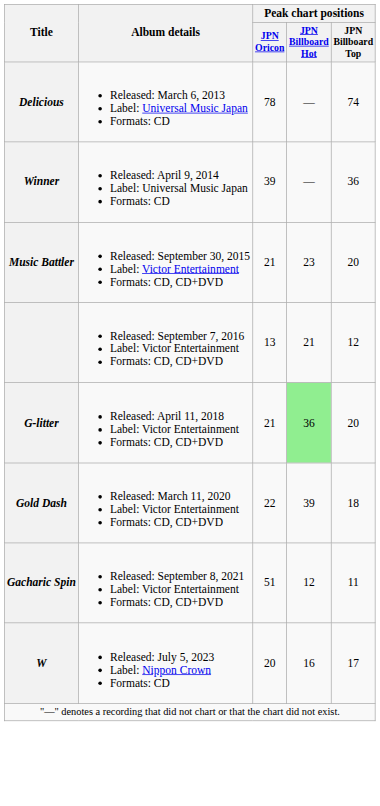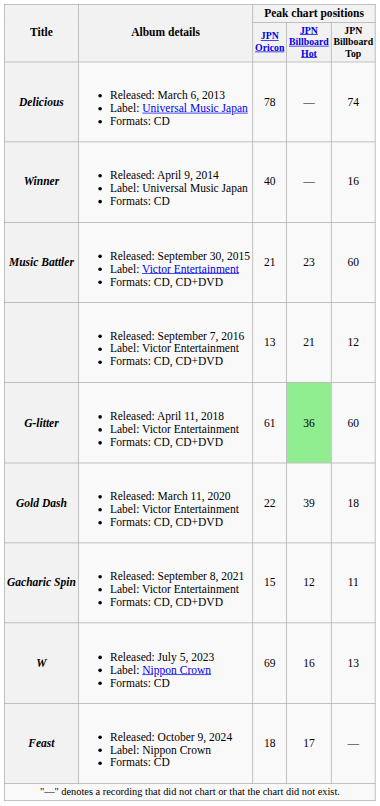(270, 182) 39 -> (270, 182) 40
(353, 182) 36 -> (353, 182) 16
(353, 262) 20 -> (353, 262) 60
(270, 422) 21 -> (270, 422) 61
(353, 422) 20 -> (353, 422) 60
(270, 583) 51 -> (270, 583) 15
(270, 663) 20 -> (270, 663) 69
(353, 663) 17 -> (353, 663) 13
+ row: (41, 743)
